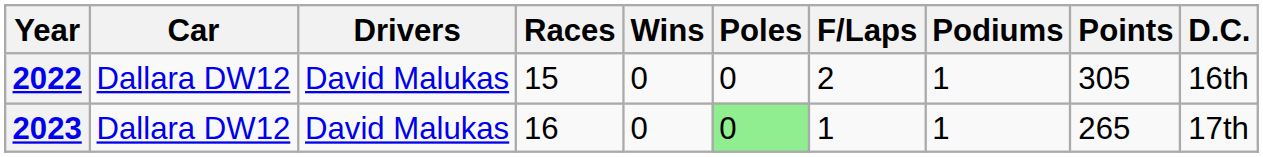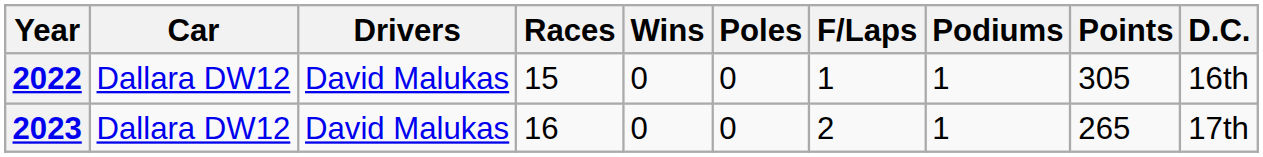(826, 78) 2 -> (826, 78) 1
(728, 127) lightgreen background -> (728, 127) no background
(826, 127) 1 -> (826, 127) 2
